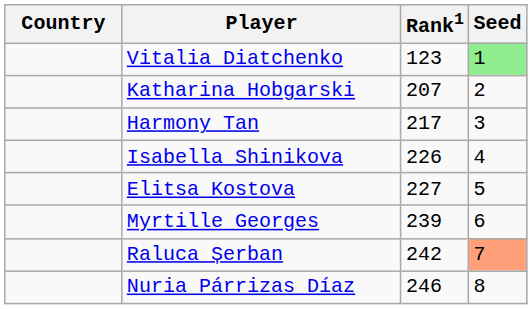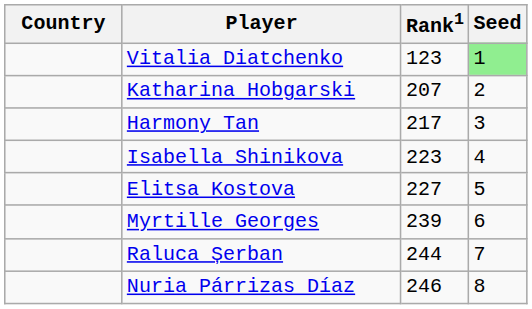(424, 157) 226 -> (424, 157) 223
(424, 255) 242 -> (424, 255) 244
(480, 255) lightsalmon background -> (480, 255) no background
